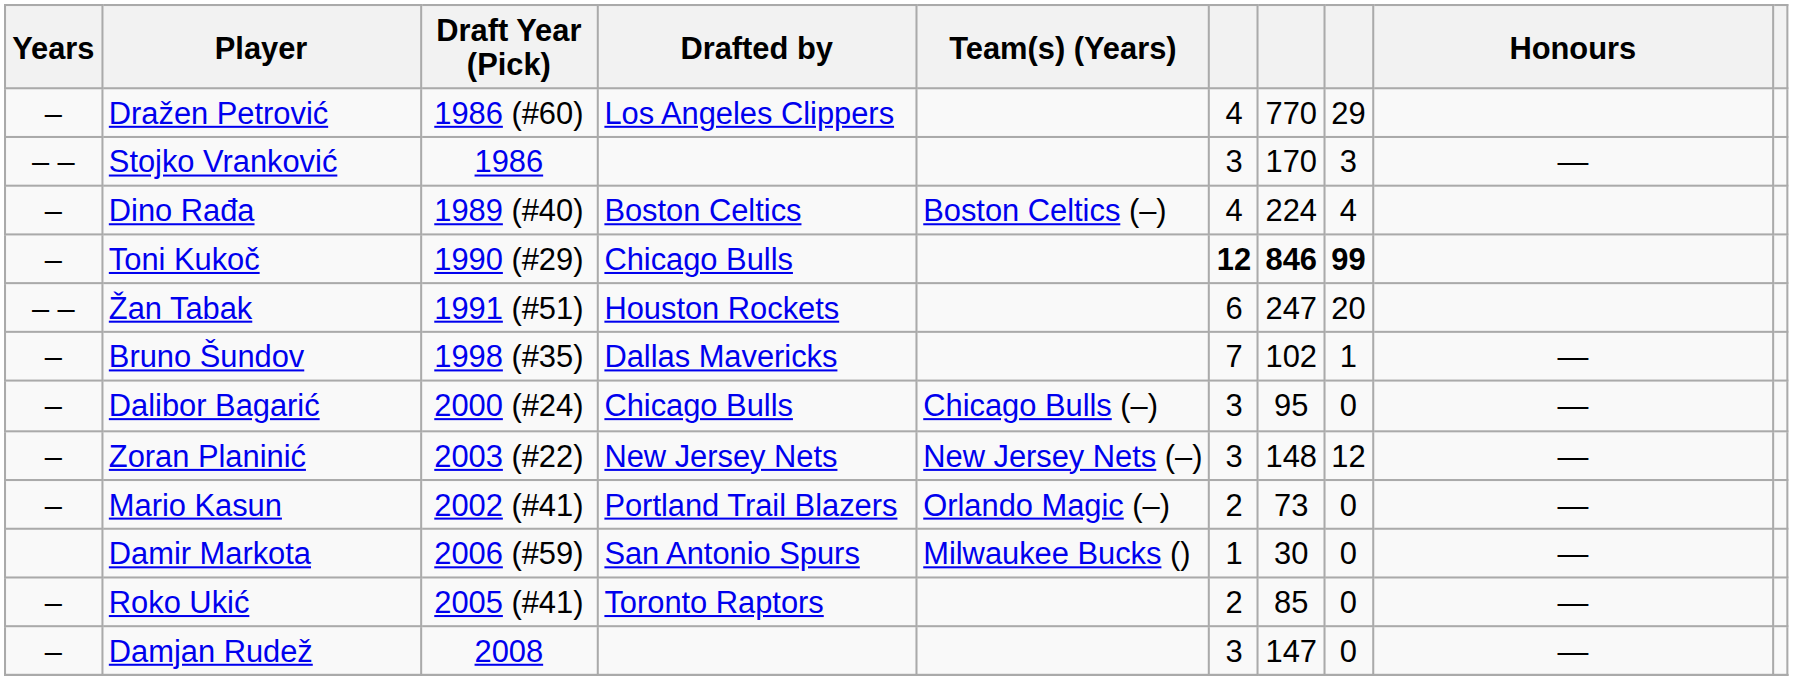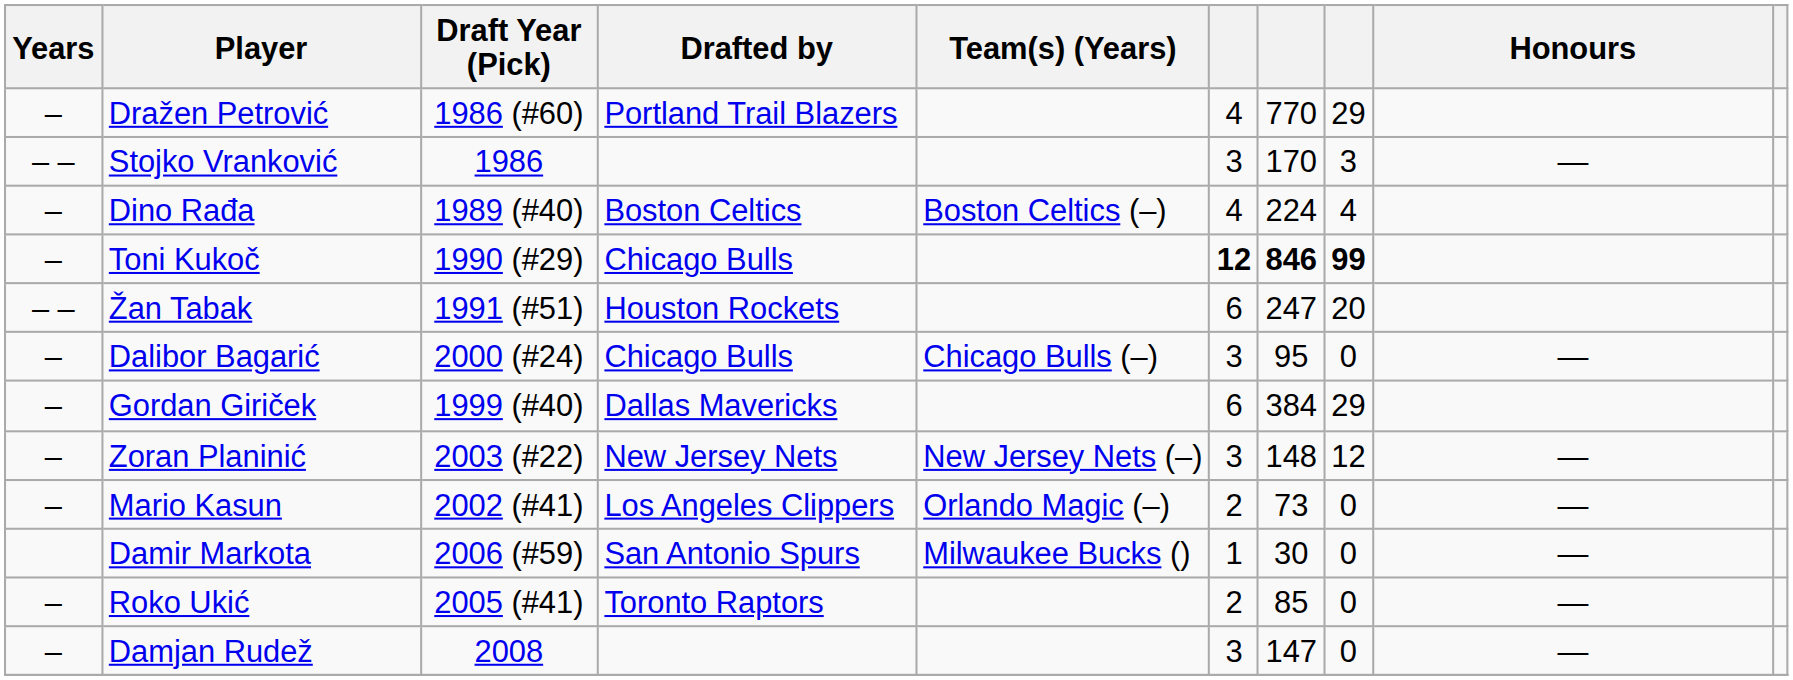(749, 113) Los Angeles Clippers -> (751, 113) Portland Trail Blazers
- row: (207, 357)
+ row: (213, 406)
(751, 504) Portland Trail Blazers -> (749, 504) Los Angeles Clippers
